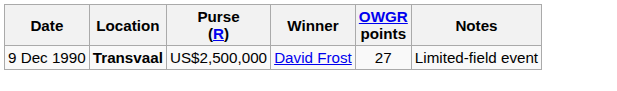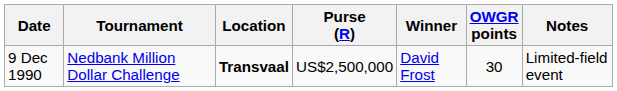+ column: (140, 25)
(383, 58) 27 -> (494, 66) 30
